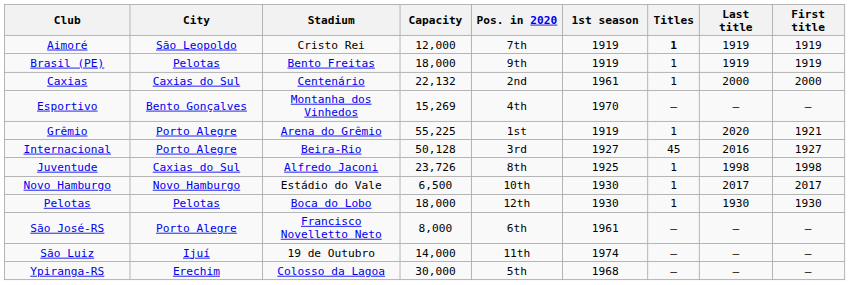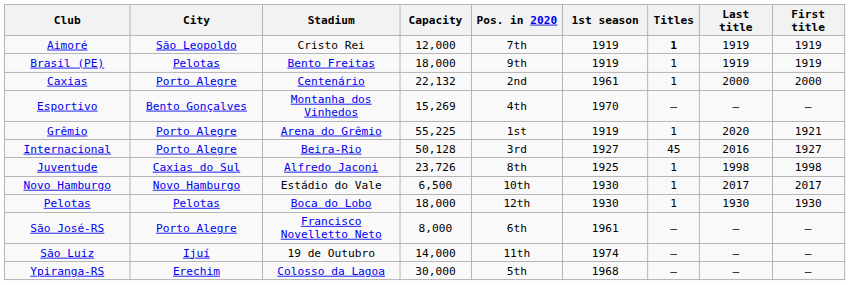(196, 81) Caxias do Sul -> (196, 81) Porto Alegre
